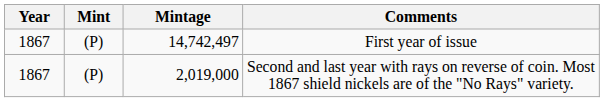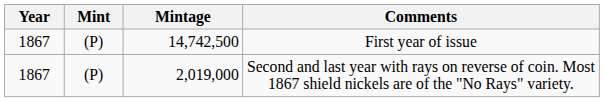(204, 41) 14,742,497 -> (204, 41) 14,742,500
